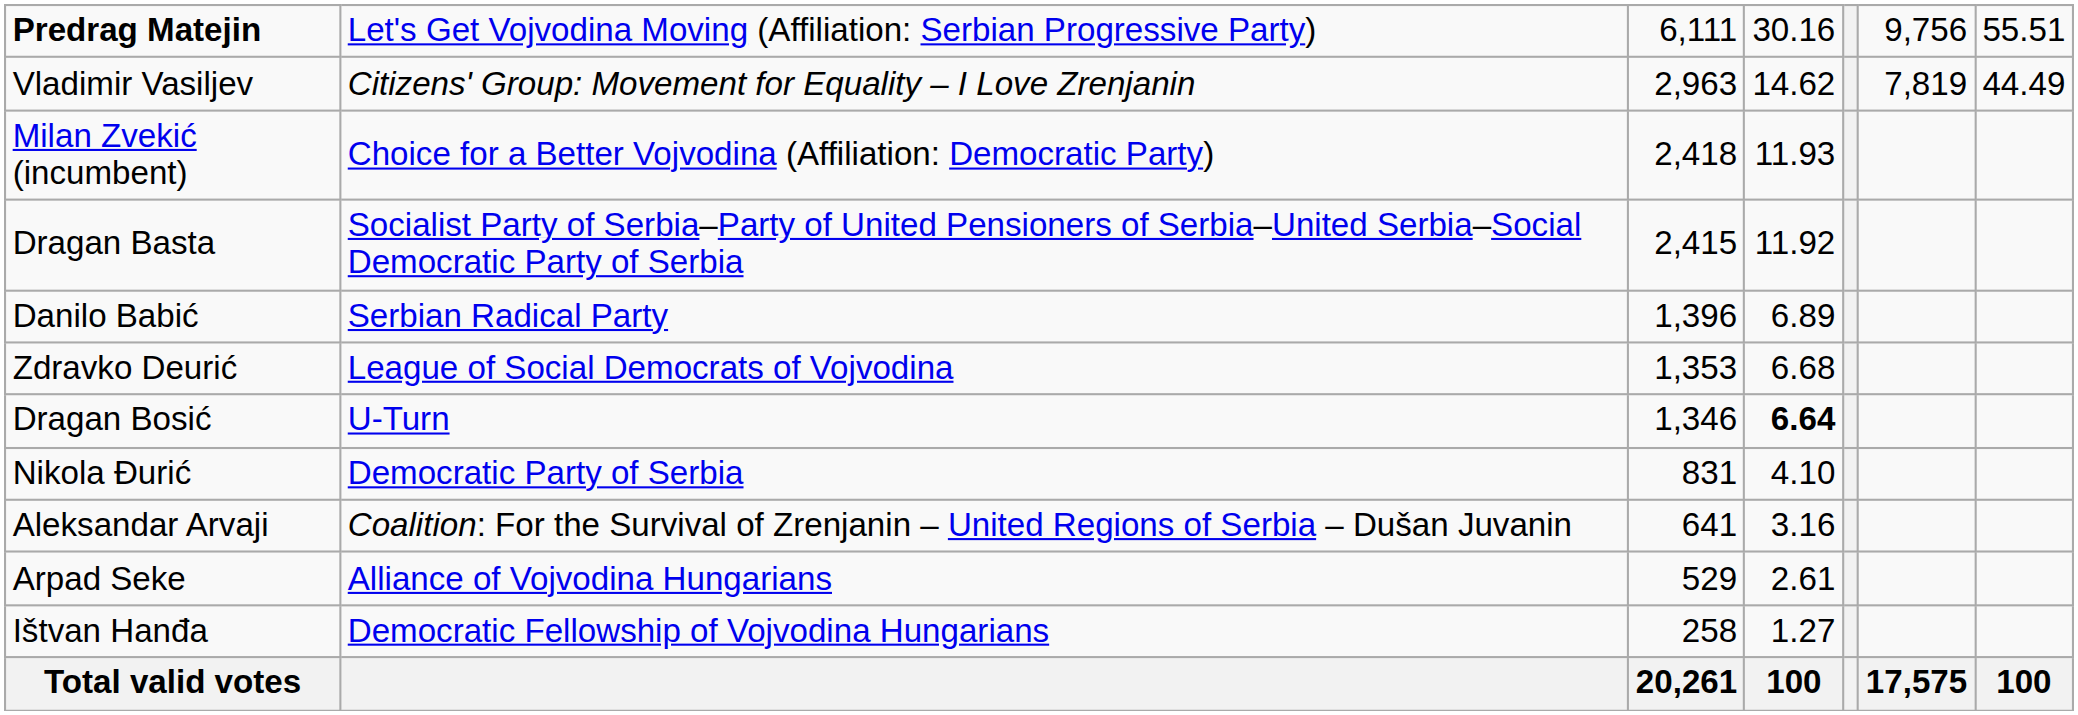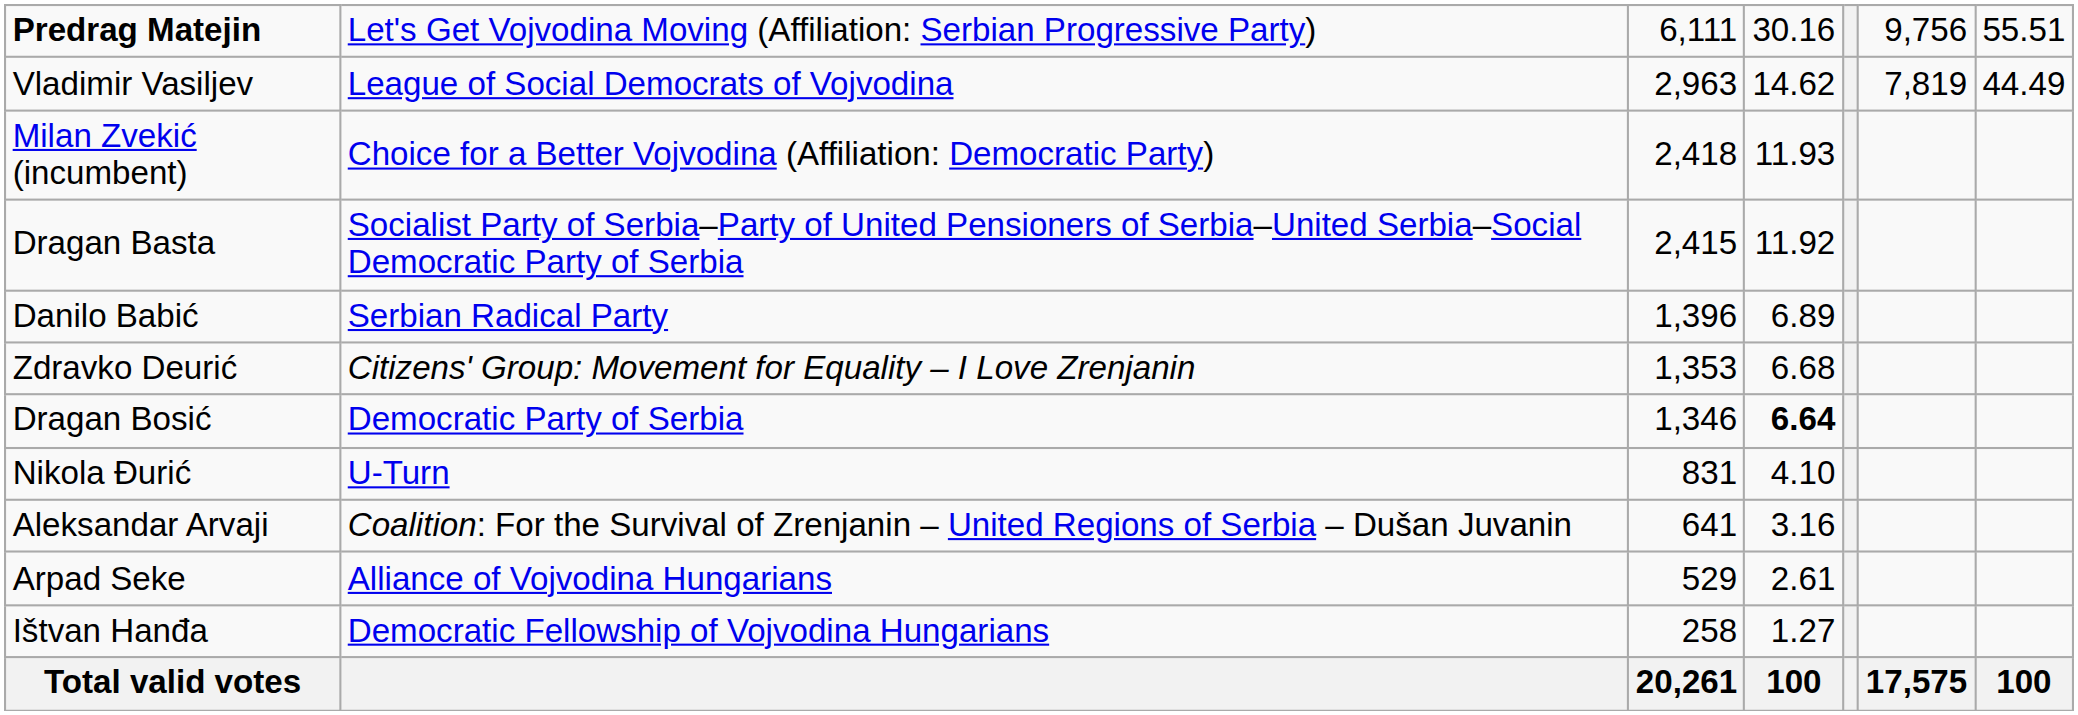(772, 83) Citizens' Group: Movement for Equality – I Love Zrenjanin -> (651, 83) League of Social Democrats of Vojvodina
(651, 367) League of Social Democrats of Vojvodina -> (772, 367) Citizens' Group: Movement for Equality – I Love Zrenjanin
(399, 420) U-Turn -> (546, 420) Democratic Party of Serbia
(546, 472) Democratic Party of Serbia -> (399, 472) U-Turn
